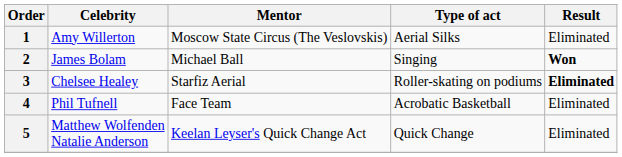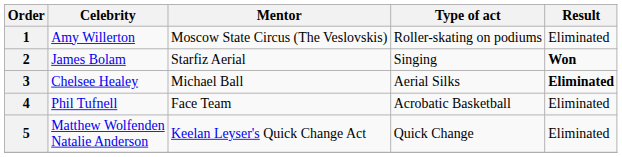(427, 37) Aerial Silks -> (468, 37) Roller-skating on podiums
(207, 59) Michael Ball -> (208, 59) Starfiz Aerial
(208, 81) Starfiz Aerial -> (207, 81) Michael Ball
(468, 81) Roller-skating on podiums -> (427, 81) Aerial Silks
